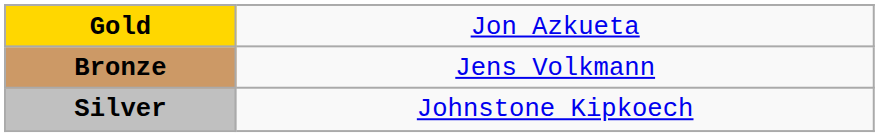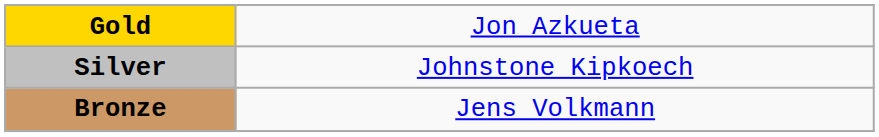rows swapped: (120, 109) <-> (120, 68)
